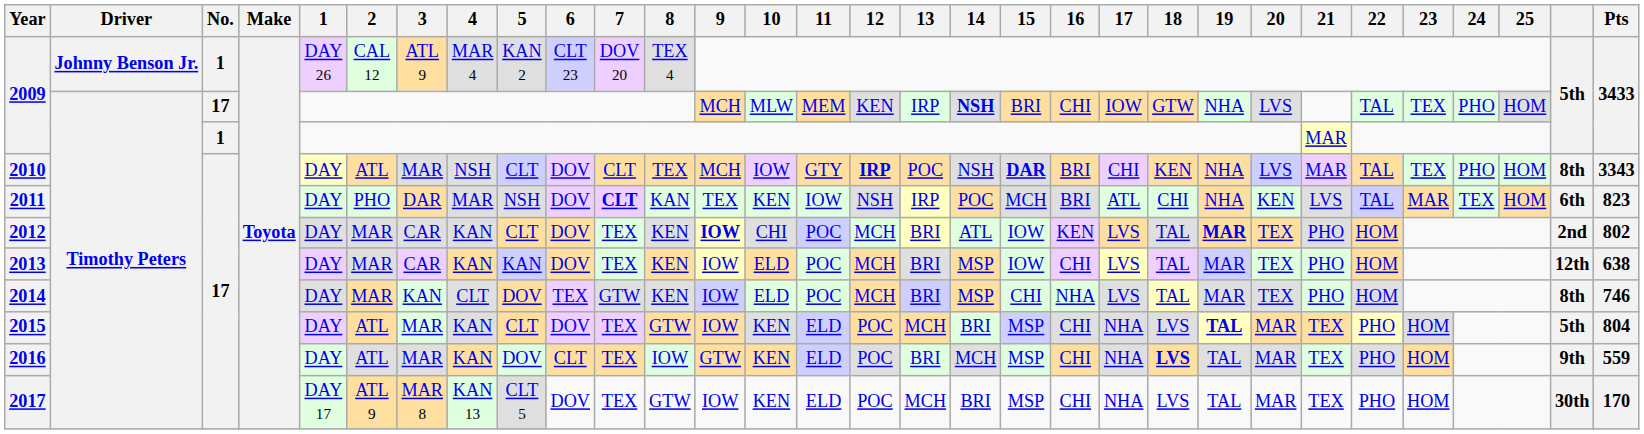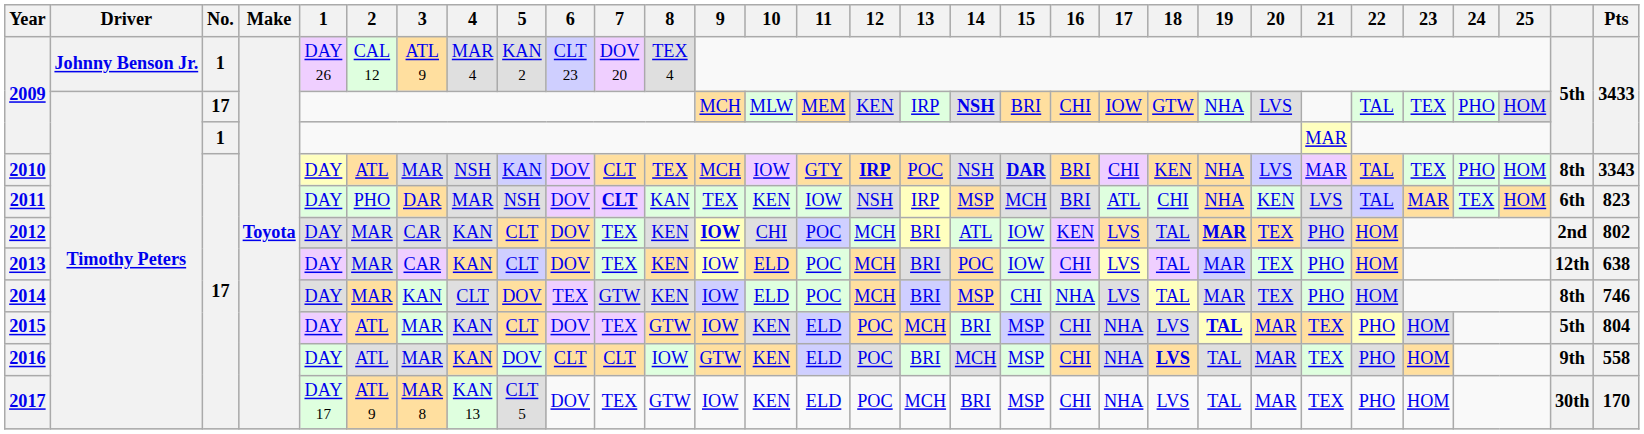(522, 169) CLT -> (522, 169) KAN
(976, 201) POC -> (976, 201) MSP
(522, 264) KAN -> (522, 264) CLT
(976, 264) MSP -> (976, 264) POC
(620, 358) TEX -> (620, 358) CLT
(1616, 358) 559 -> (1616, 358) 558
